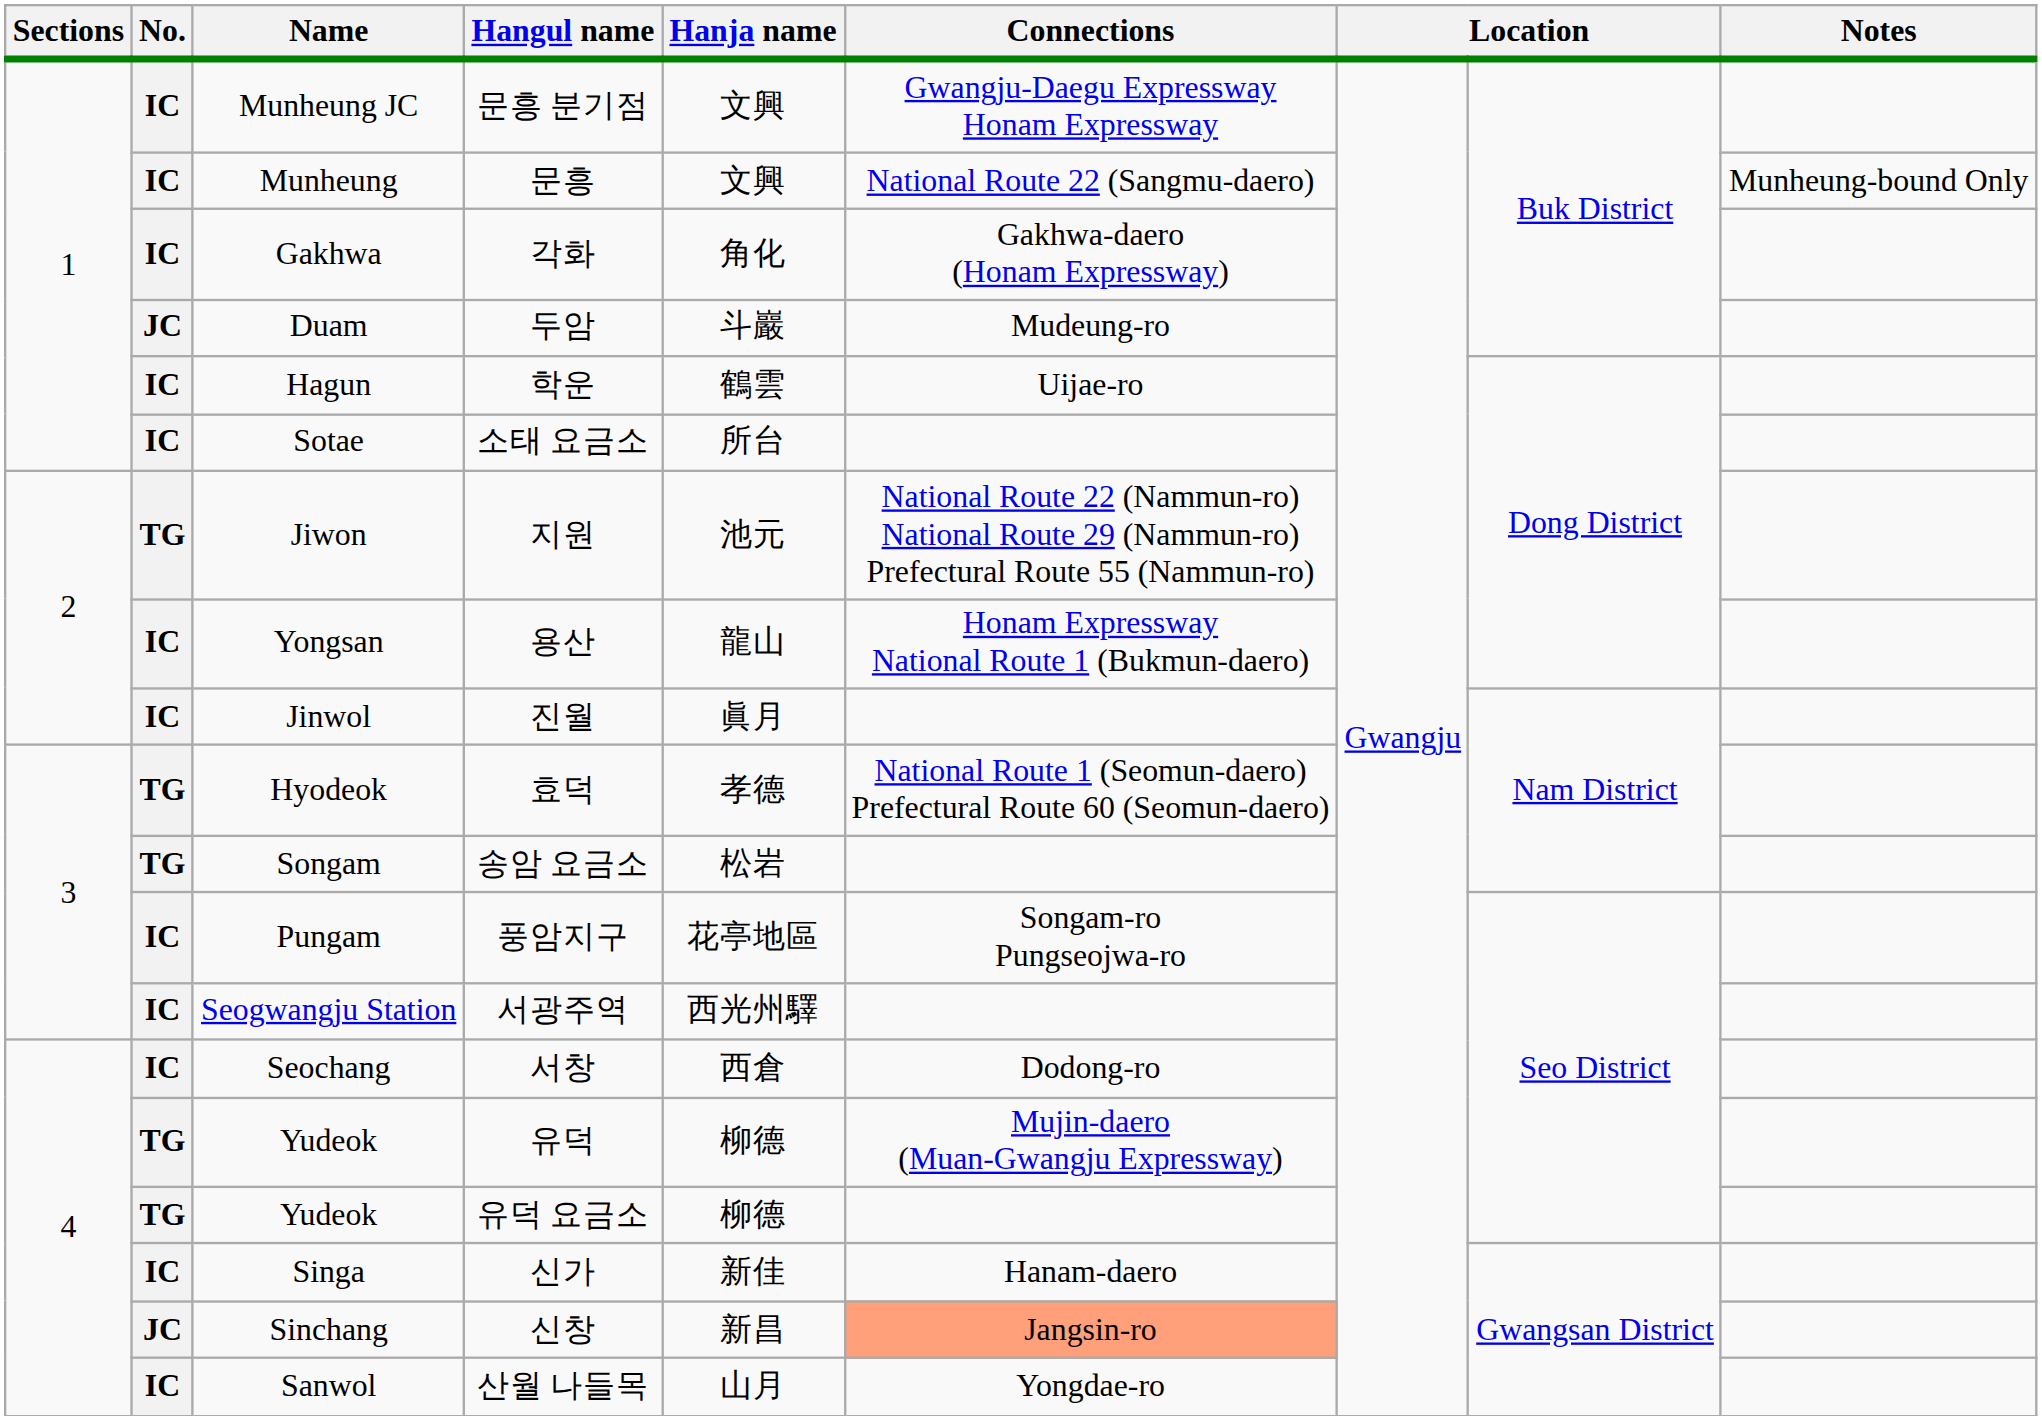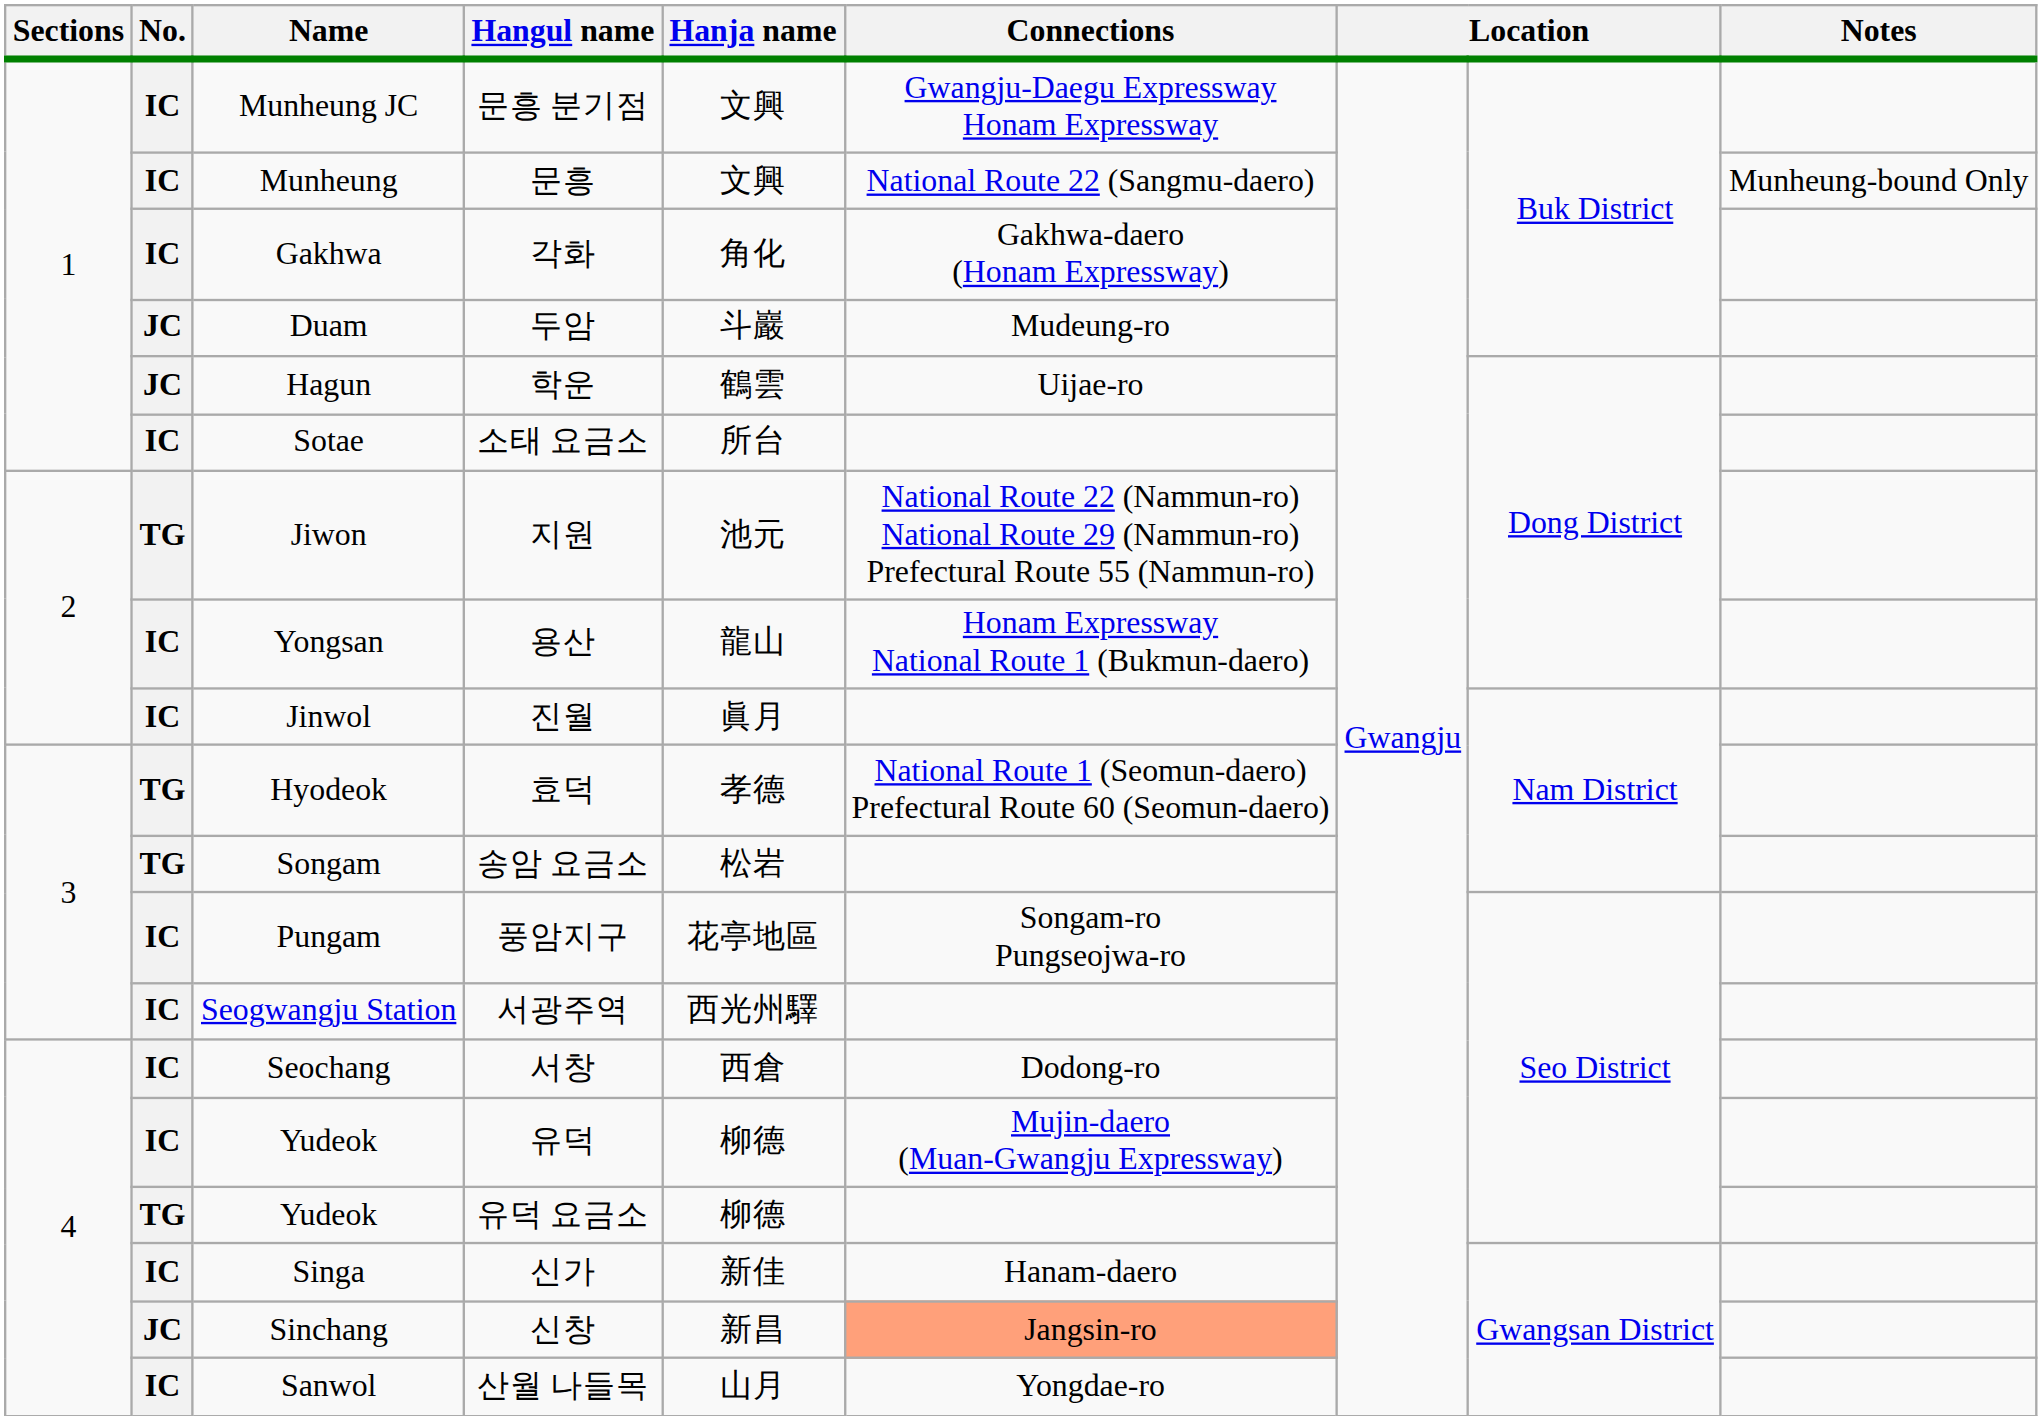(163, 384) IC -> (162, 384) JC
(163, 1140) TG -> (163, 1140) IC
